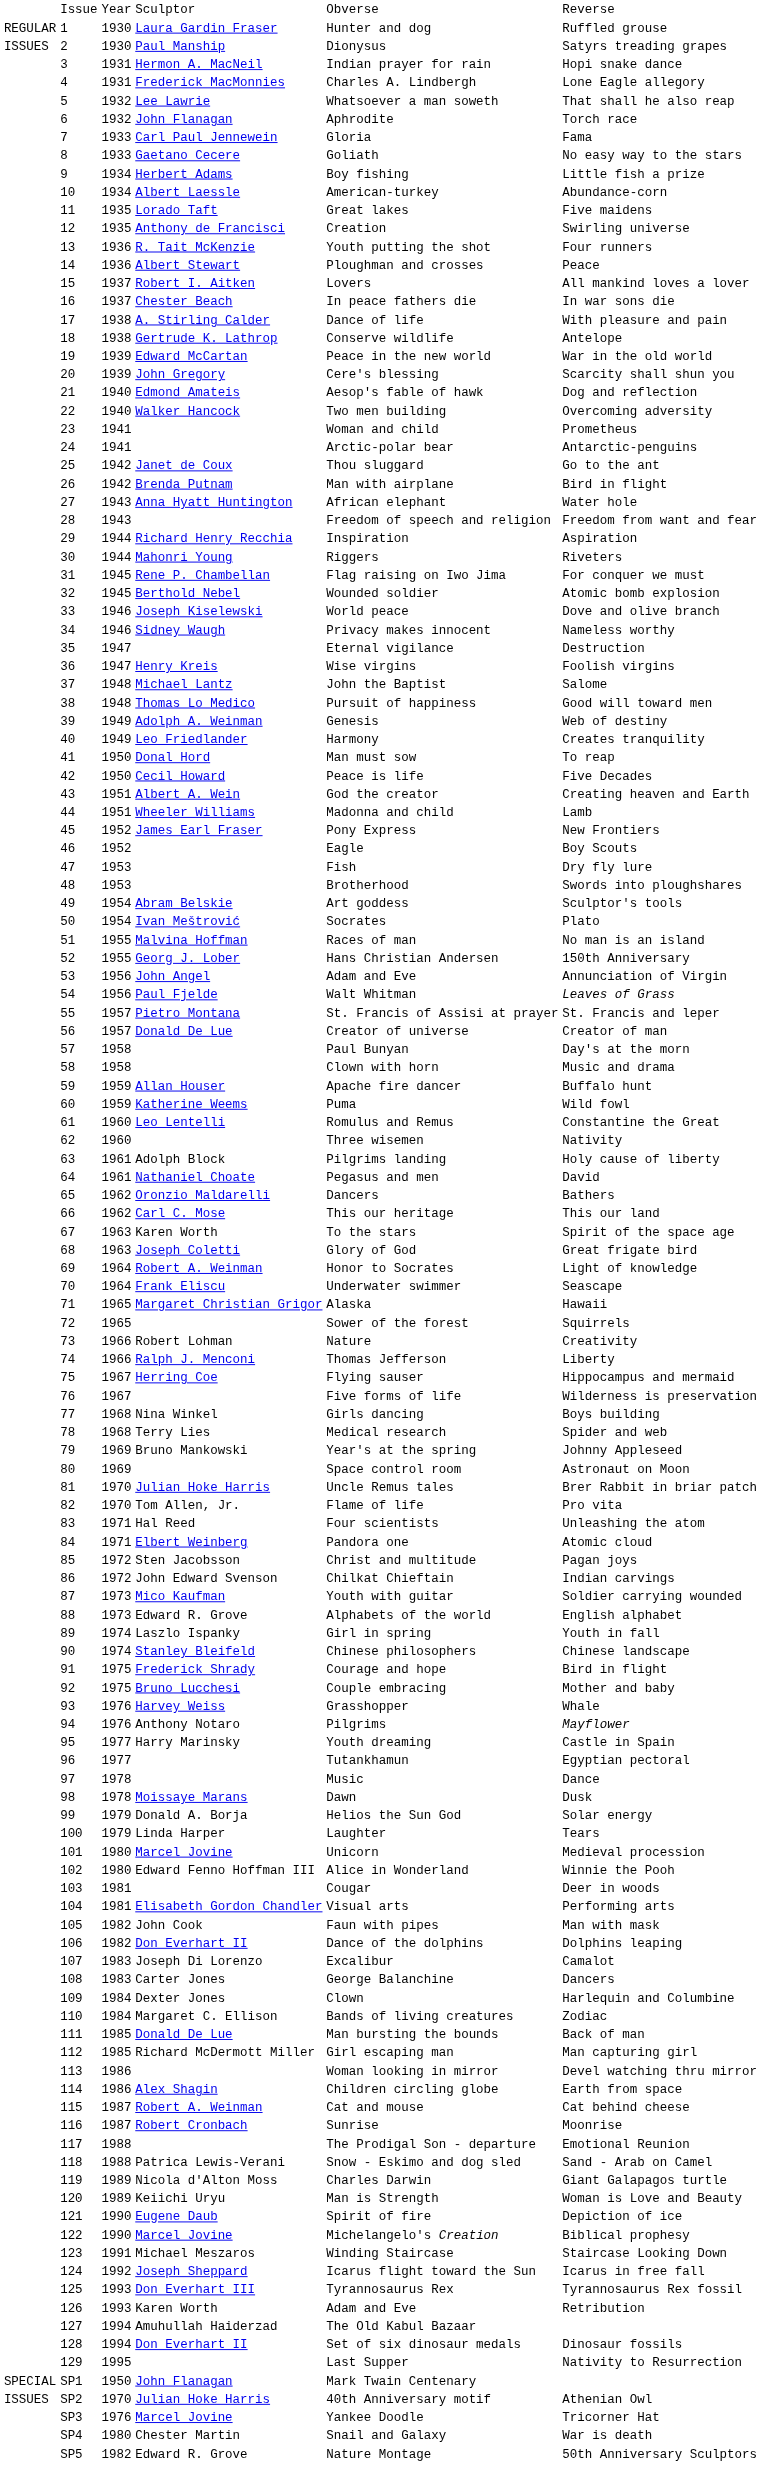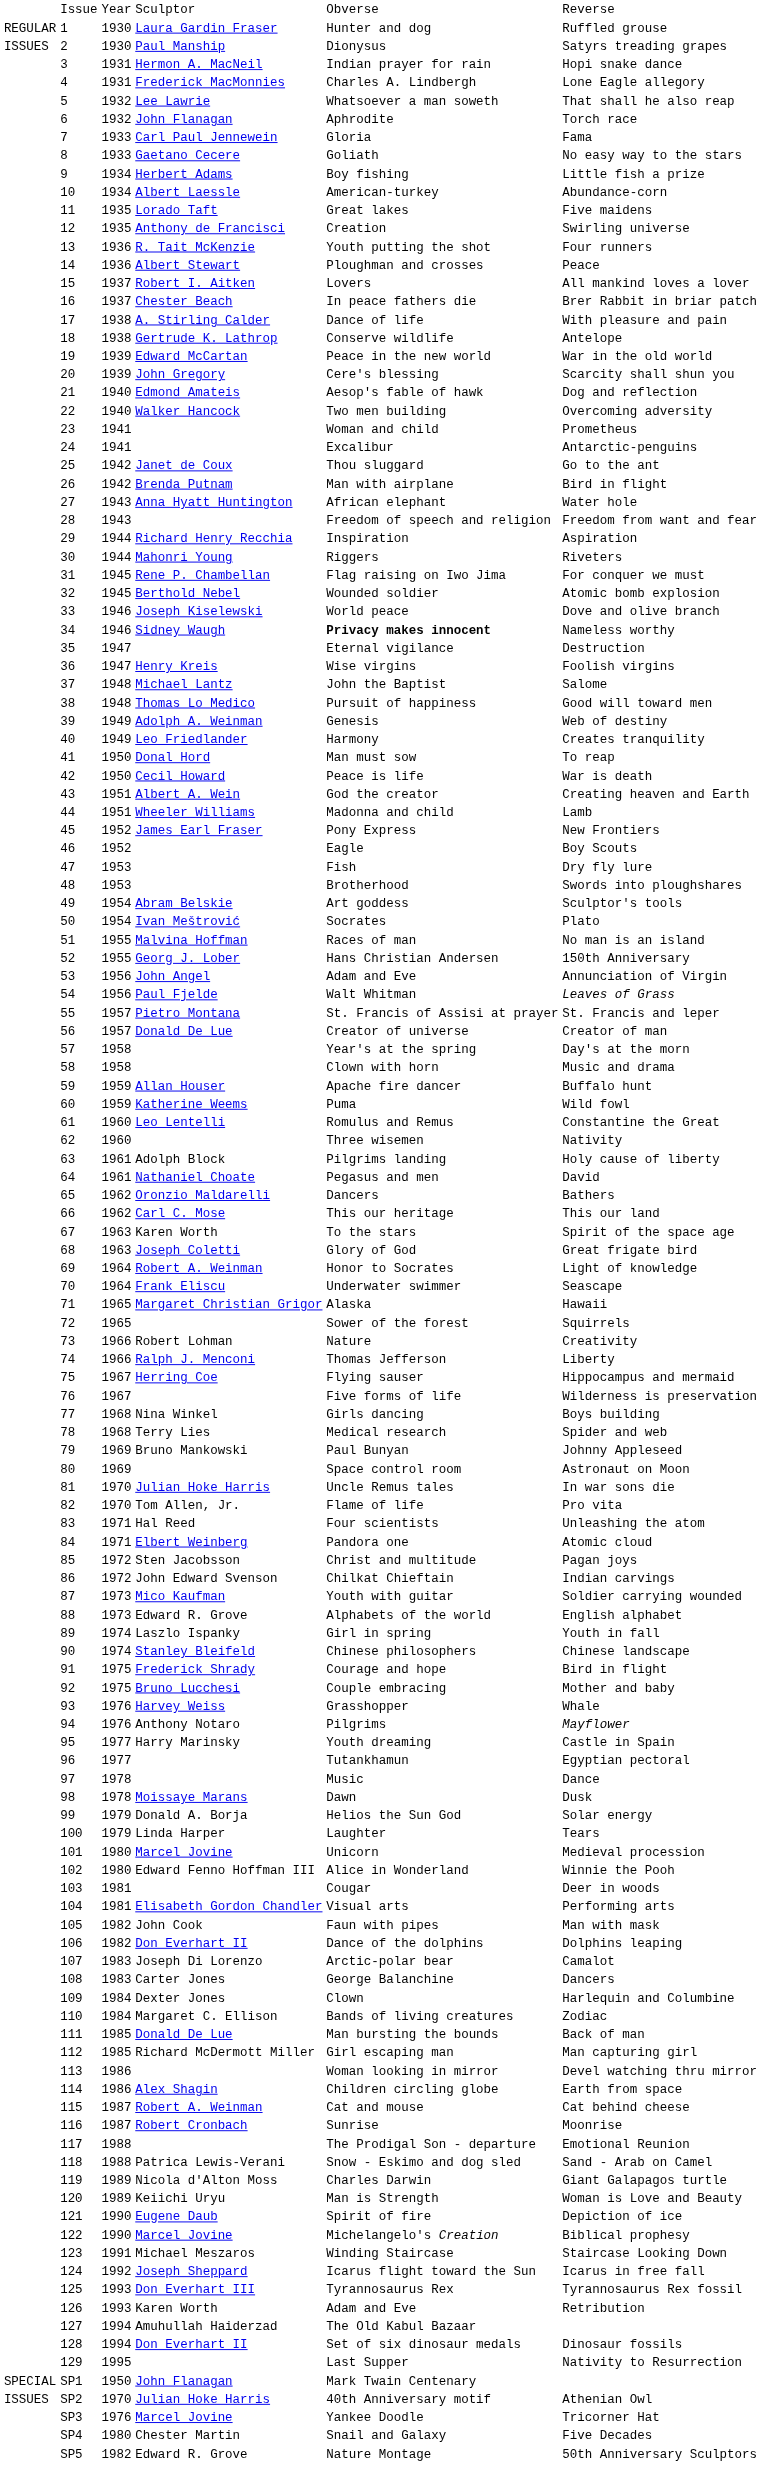(619, 302) In war sons die -> (660, 302) Brer Rabbit in briar patch
(390, 448) Arctic-polar bear -> (360, 448) Excalibur
(409, 630) normal -> (409, 630) bold
(607, 776) Five Decades -> (607, 776) War is death
(368, 1050) Paul Bunyan -> (401, 1050) Year's at the spring
(401, 1451) Year's at the spring -> (368, 1451) Paul Bunyan
(660, 1488) Brer Rabbit in briar patch -> (619, 1488) In war sons die
(360, 1962) Excalibur -> (390, 1962) Arctic-polar bear
(607, 2436) War is death -> (607, 2436) Five Decades
